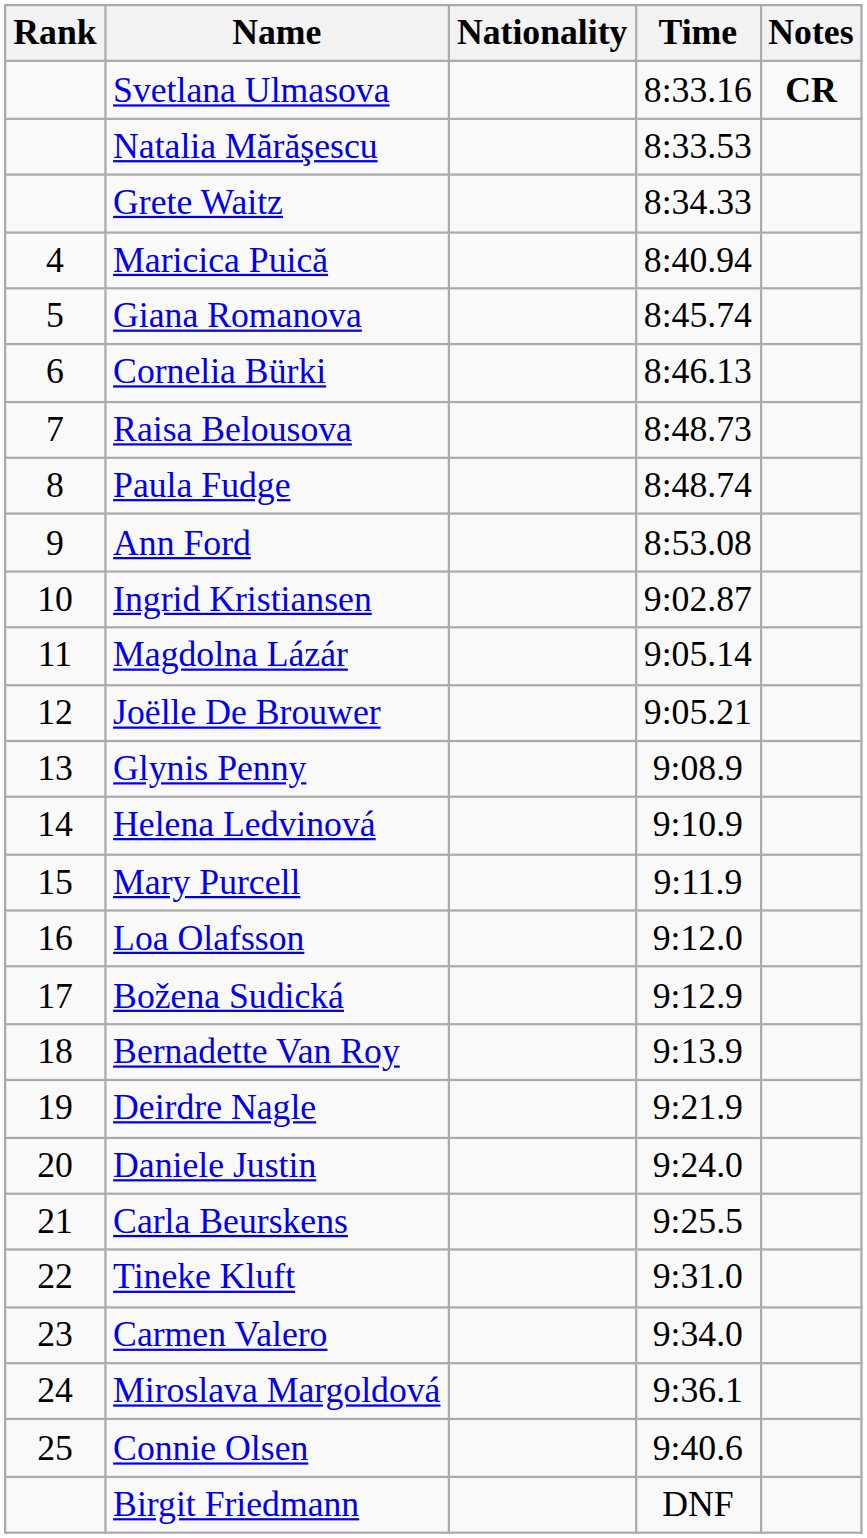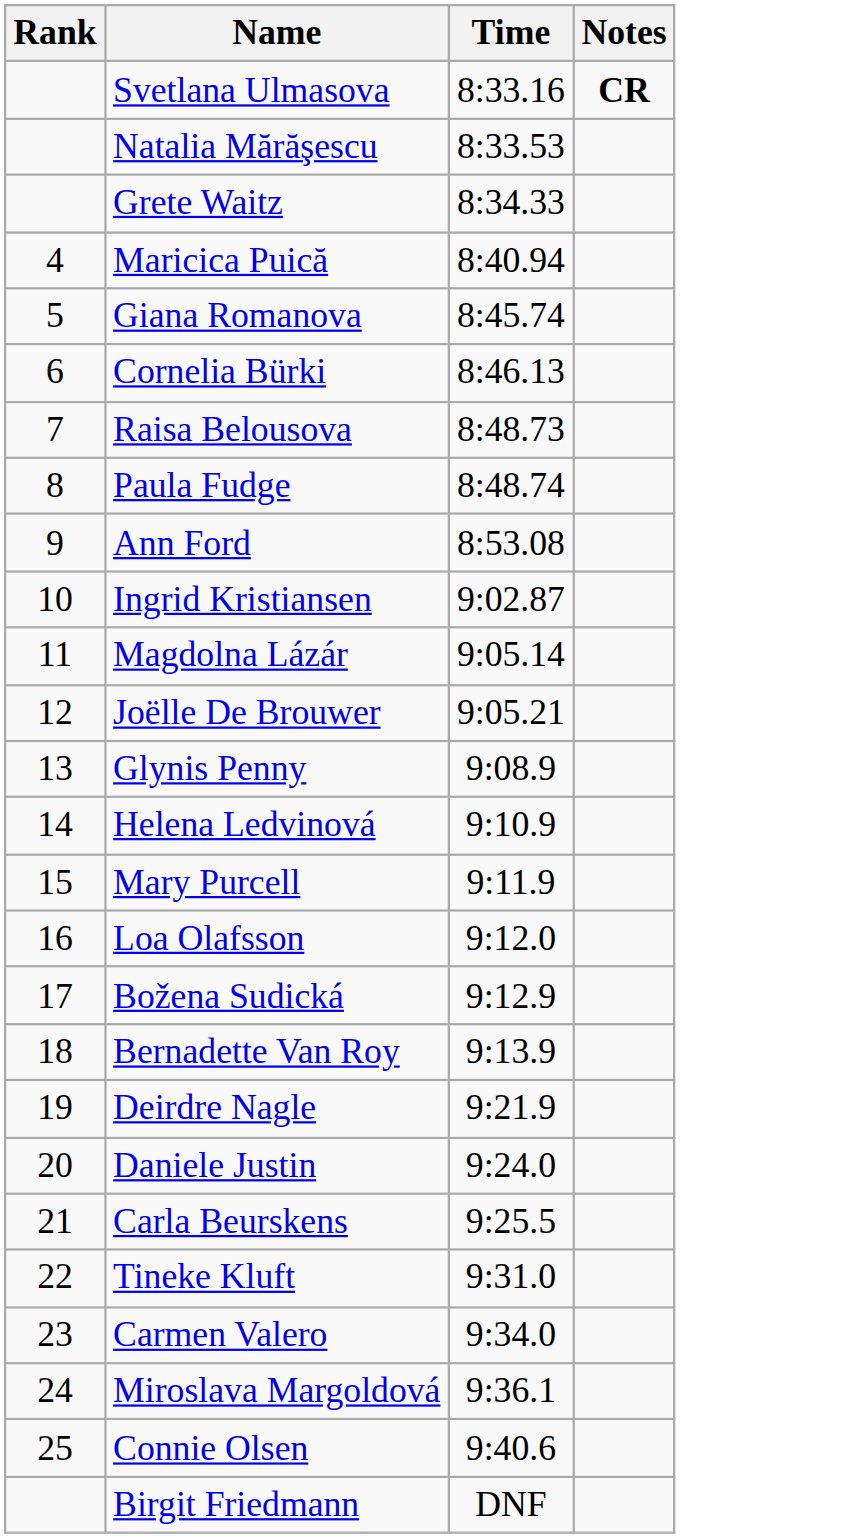- column: (542, 32)
